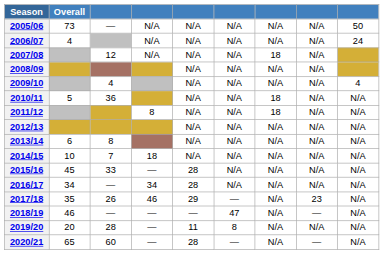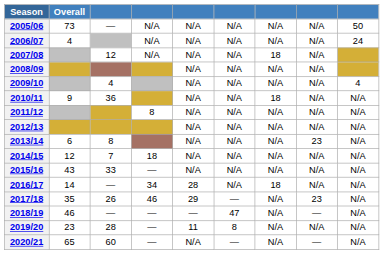(69, 98) 5 -> (69, 98) 9
(276, 112) 18 -> (276, 112) N/A
(317, 141) N/A -> (317, 141) 23
(69, 155) 10 -> (69, 155) 12
(69, 170) 45 -> (69, 170) 43
(193, 170) 28 -> (193, 170) N/A
(69, 184) 34 -> (69, 184) 14
(276, 184) N/A -> (276, 184) 18
(69, 227) 20 -> (69, 227) 23
(193, 242) 28 -> (193, 242) N/A
